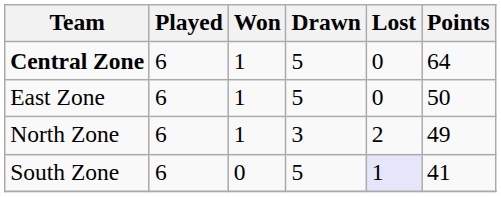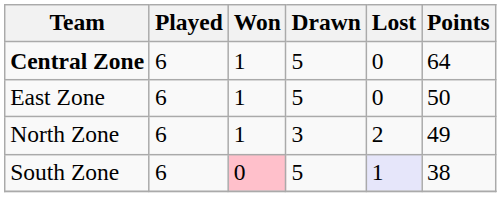(240, 172) no background -> (240, 172) pink background
(439, 172) 41 -> (439, 172) 38
